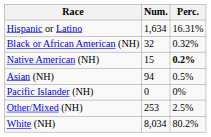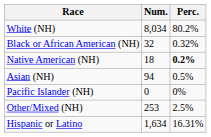rows swapped: (31, 124) <-> (44, 28)
(149, 60) 15 -> (149, 60) 18
